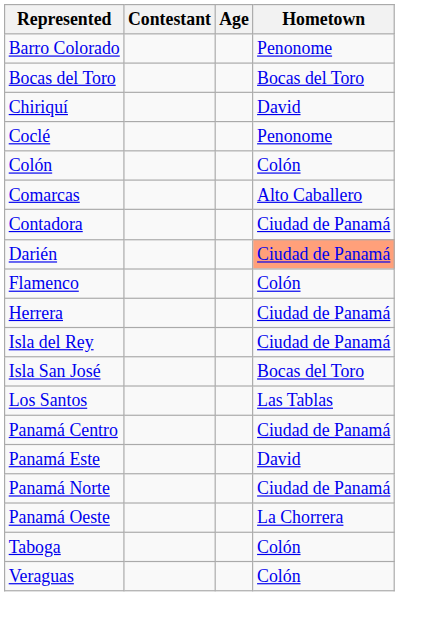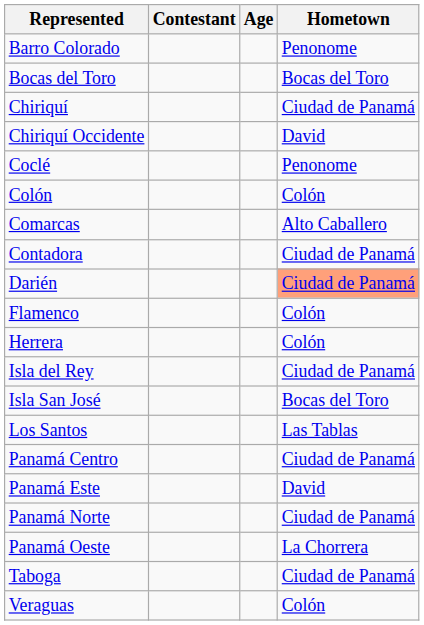(279, 107) David -> (348, 107) Ciudad de Panamá
+ row: (77, 136)
(324, 312) Ciudad de Panamá -> (303, 341) Colón
(279, 547) Colón -> (348, 576) Ciudad de Panamá
